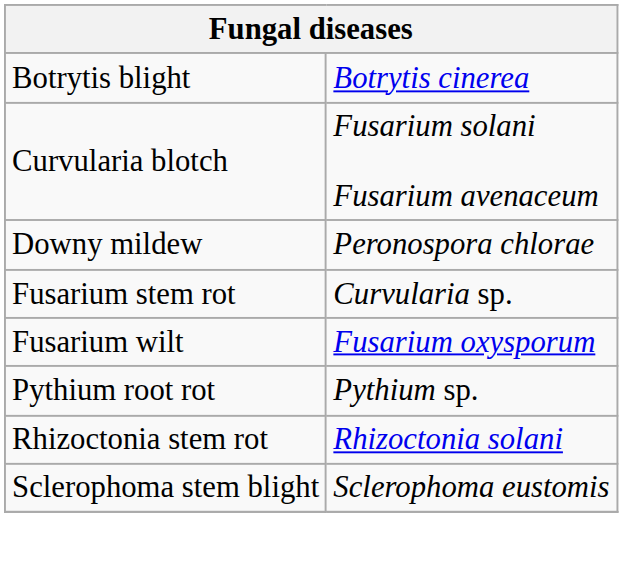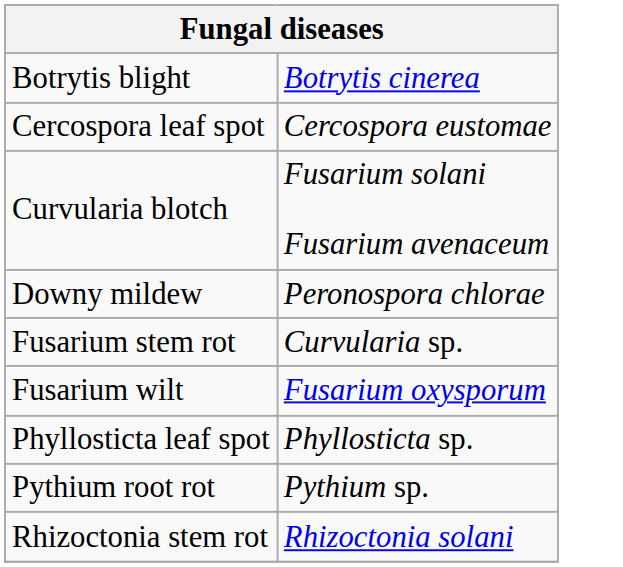+ row: (138, 126)
+ row: (141, 439)
- row: (166, 487)
